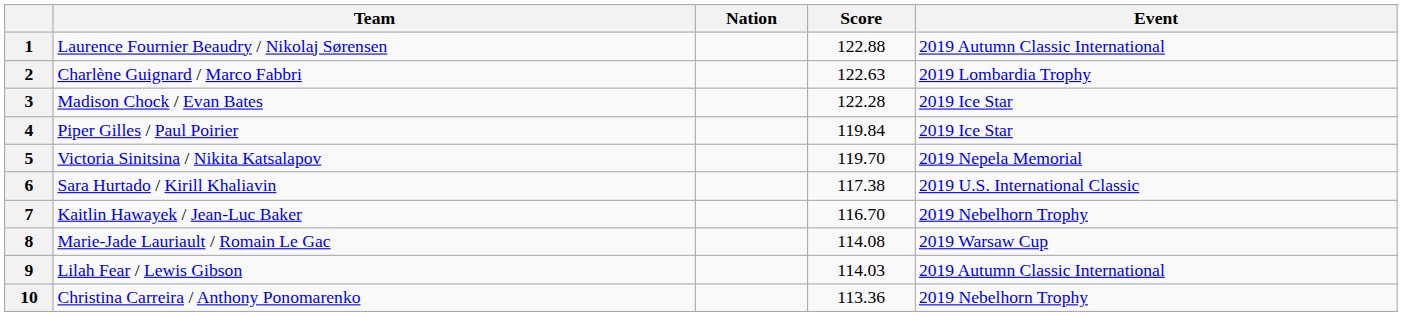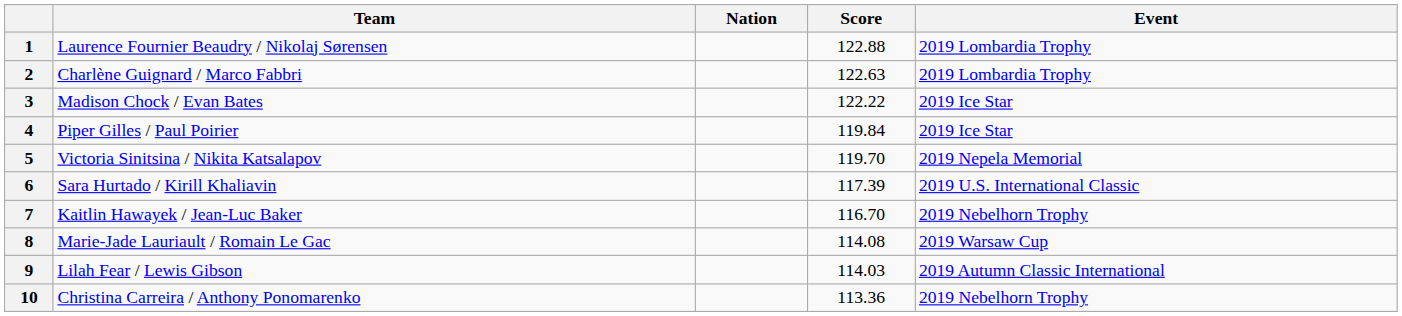(1042, 46) 2019 Autumn Classic International -> (1005, 46) 2019 Lombardia Trophy
(861, 102) 122.28 -> (861, 102) 122.22
(861, 185) 117.38 -> (861, 185) 117.39
